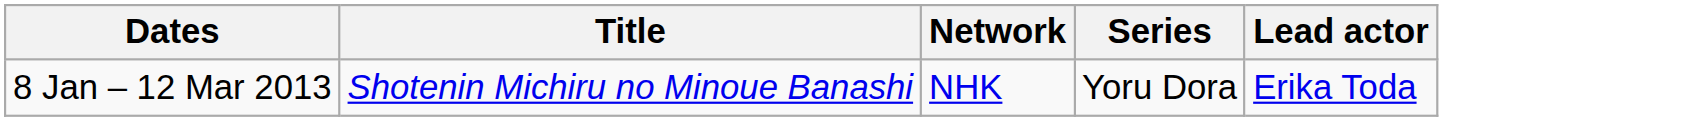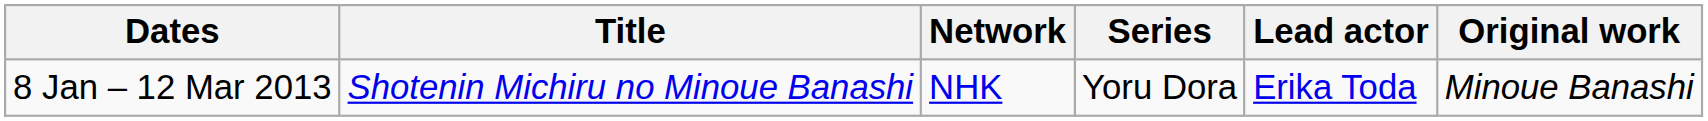+ column: (1569, 32)
